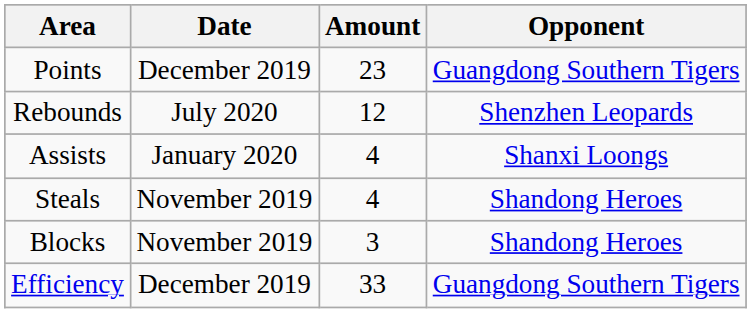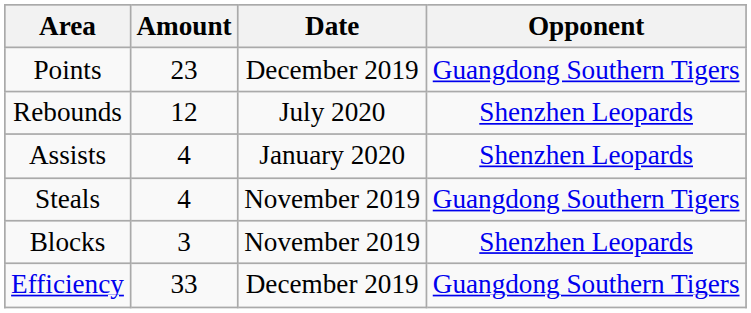columns swapped: (373, 26) <-> (224, 26)
(586, 155) Shanxi Loongs -> (586, 155) Shenzhen Leopards
(586, 198) Shandong Heroes -> (586, 198) Guangdong Southern Tigers
(586, 241) Shandong Heroes -> (586, 241) Shenzhen Leopards
